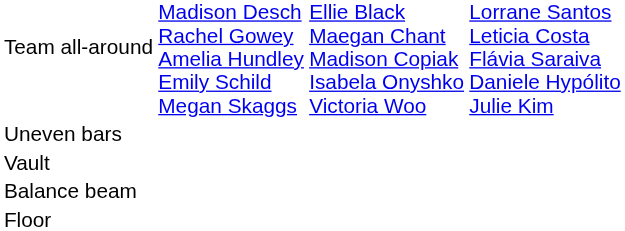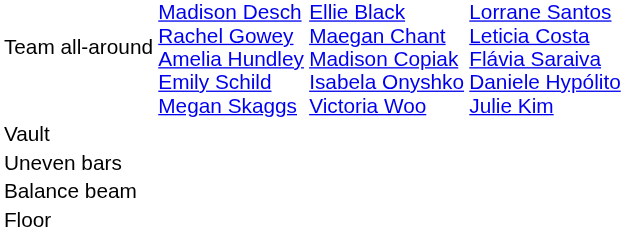rows swapped: (27, 163) <-> (63, 134)
